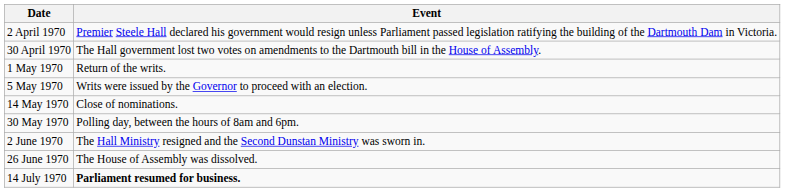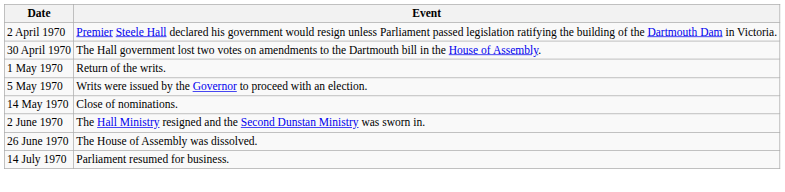- row: (38, 123)
(158, 178) bold -> (153, 159) normal
